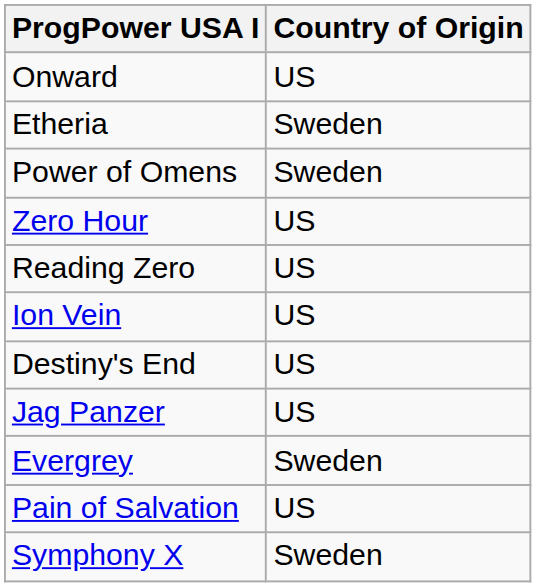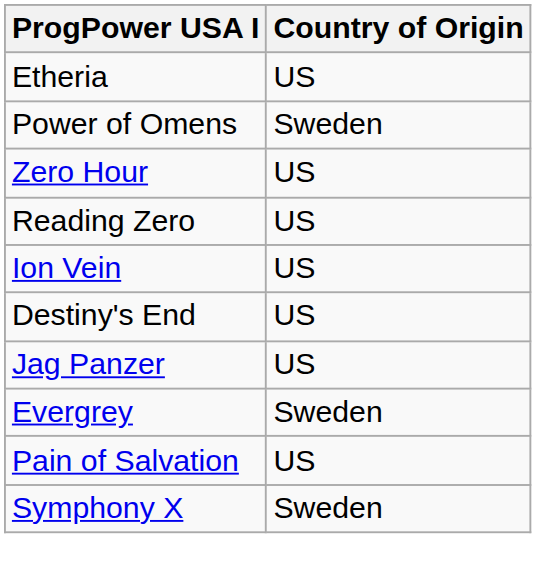- row: (65, 76)
(328, 124) Sweden -> (294, 76) US
